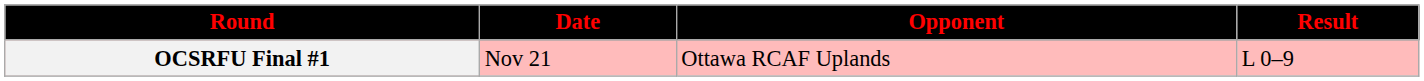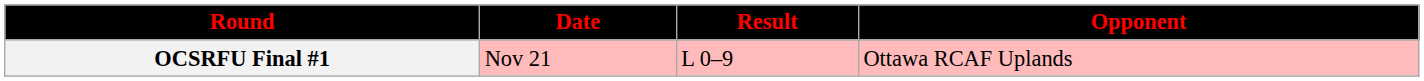columns swapped: (956, 22) <-> (1328, 22)
